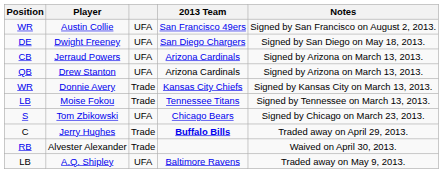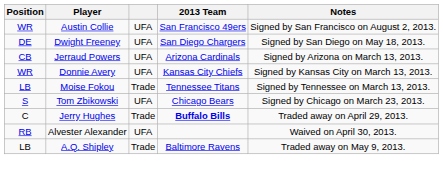- row: (87, 72)
(143, 87) Trade -> (143, 72) UFA
(143, 146) Trade -> (143, 131) UFA
(143, 161) UFA -> (143, 146) Trade
